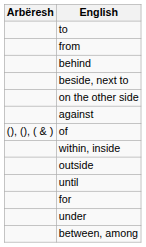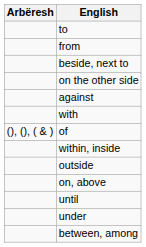- row: (75, 64)
+ row: (68, 115)
+ row: (82, 183)
- row: (65, 200)
